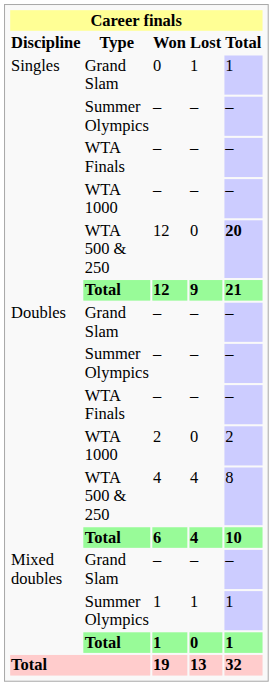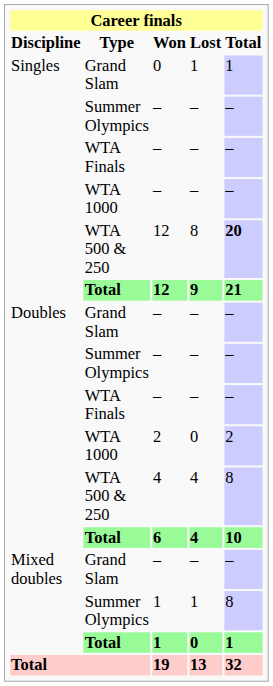(194, 230) 0 -> (194, 230) 8
(229, 601) 1 -> (229, 601) 8
